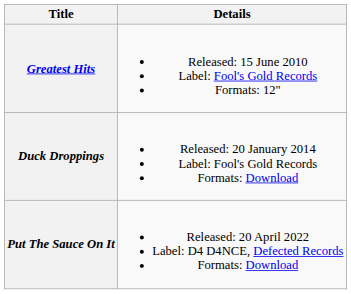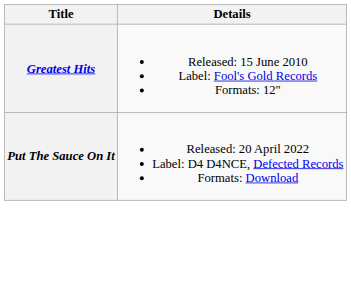- row: (61, 156)
